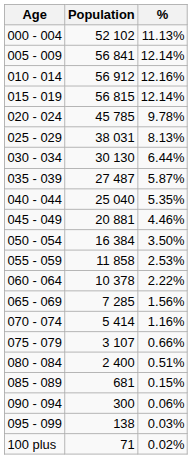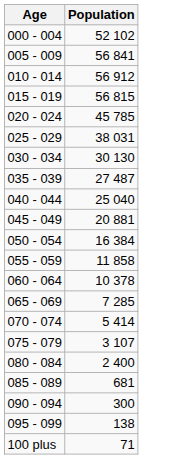- column: (163, 15)
